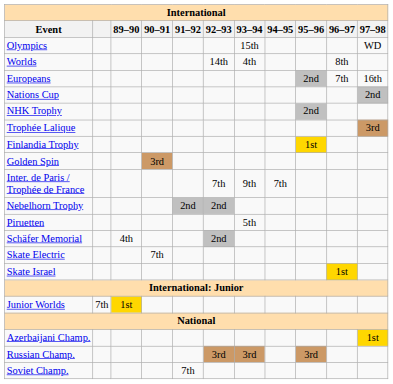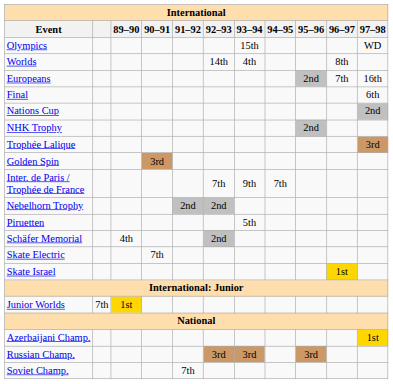+ row: (17, 95)
- row: (43, 144)
